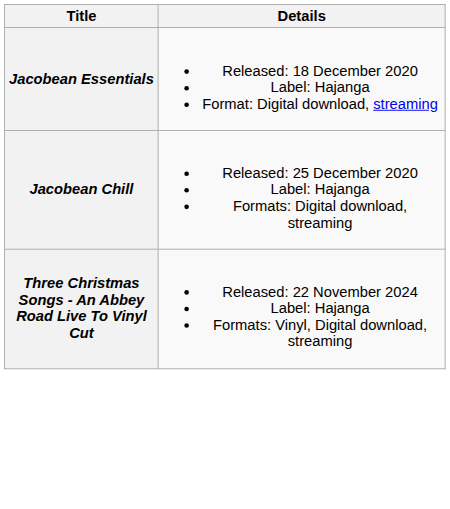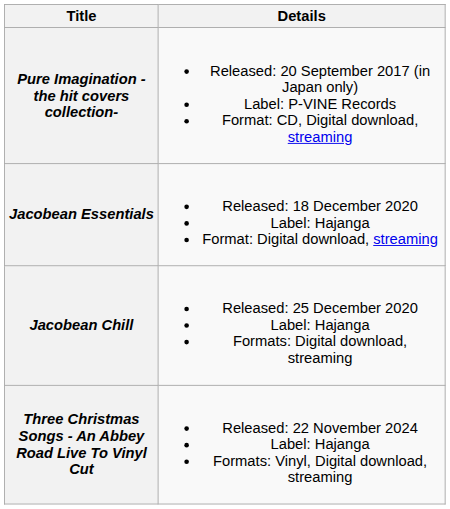+ row: (81, 95)
